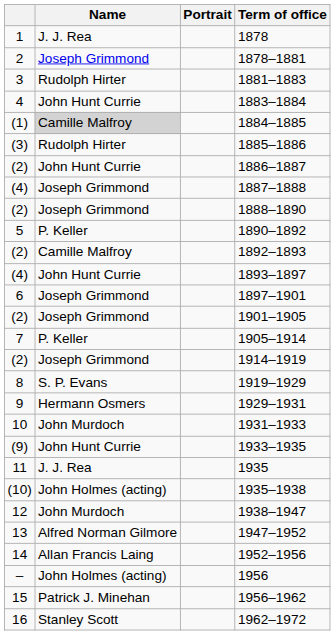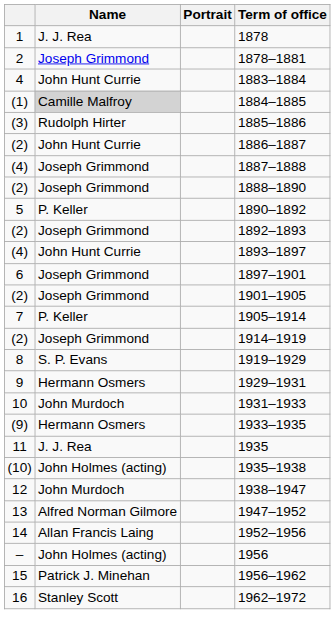- row: (272, 79)
(85, 252) Camille Malfroy -> (94, 230) Joseph Grimmond
(89, 446) John Hunt Currie -> (92, 425) Hermann Osmers
